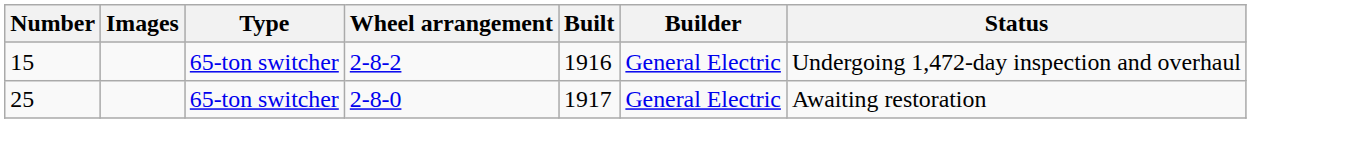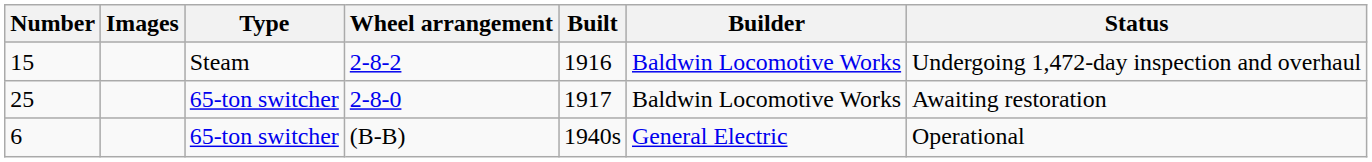(264, 61) 65-ton switcher -> (220, 61) Steam
(703, 61) General Electric -> (767, 61) Baldwin Locomotive Works
(703, 99) General Electric -> (767, 99) Baldwin Locomotive Works
+ row: (16, 136)
